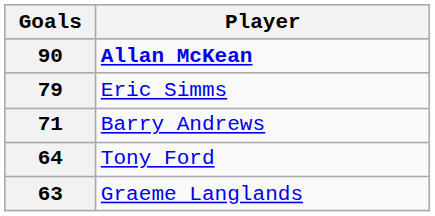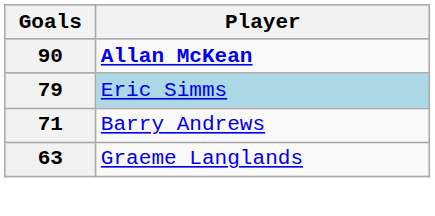(164, 91) no background -> (164, 91) lightblue background
- row: (50, 159)
